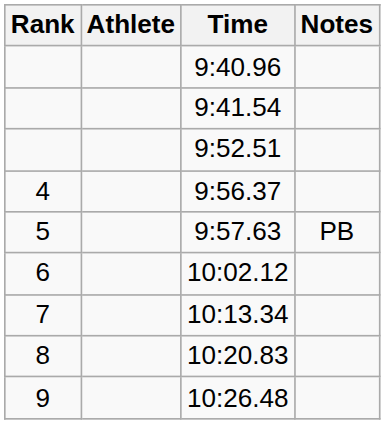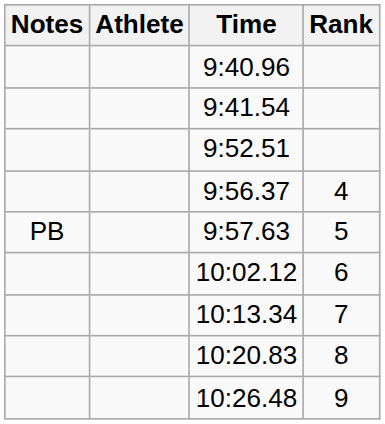columns swapped: (43, 25) <-> (337, 25)
